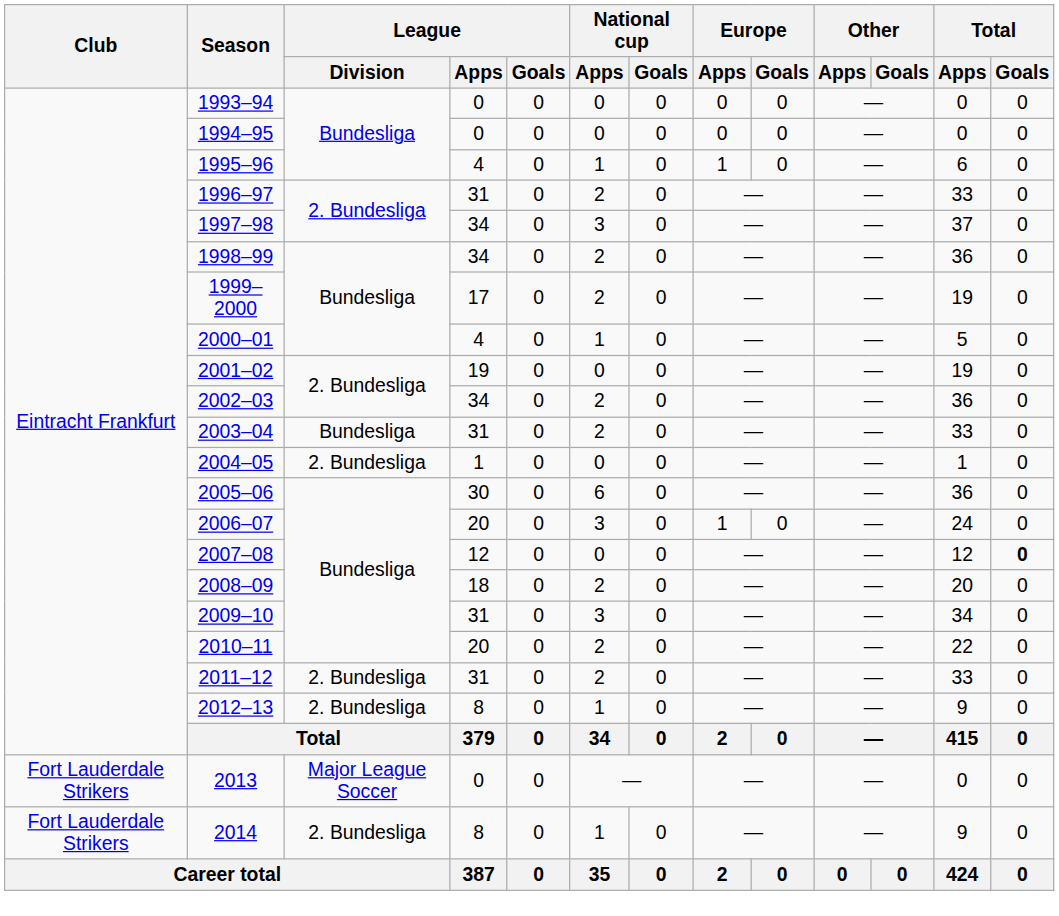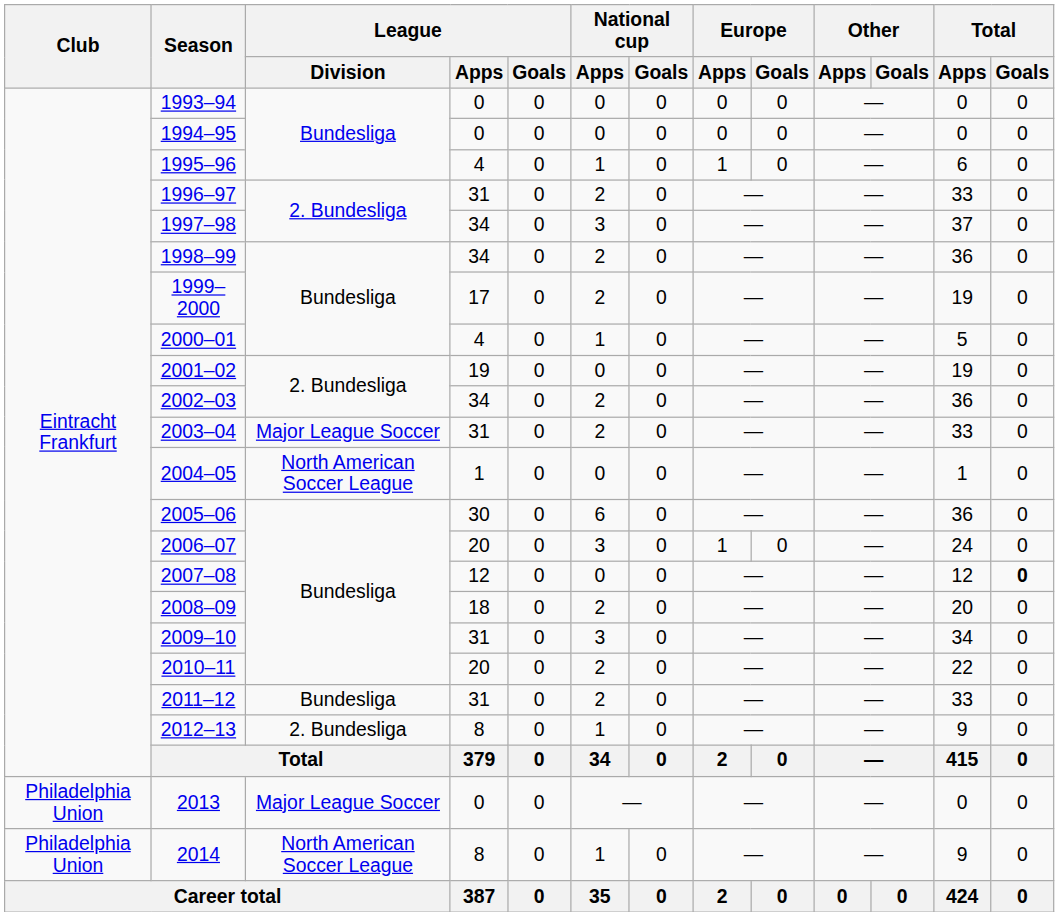(367, 431) Bundesliga -> (348, 431) Major League Soccer
(367, 462) 2. Bundesliga -> (348, 473) North American Soccer League
(367, 677) 2. Bundesliga -> (348, 699) Bundesliga
(96, 780) Fort Lauderdale Strikers -> (78, 802) Philadelphia Union
(96, 832) Fort Lauderdale Strikers -> (78, 854) Philadelphia Union
(367, 832) 2. Bundesliga -> (348, 854) North American Soccer League
